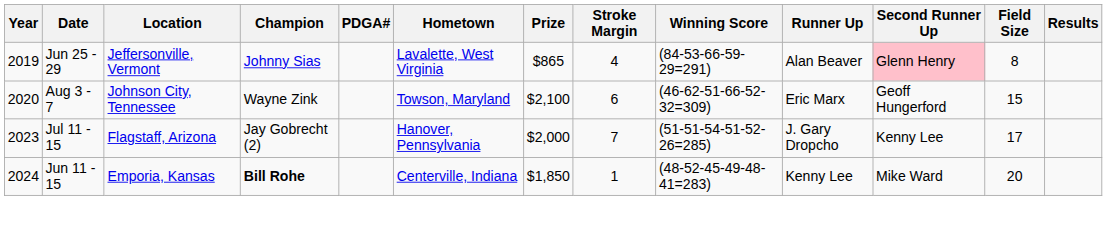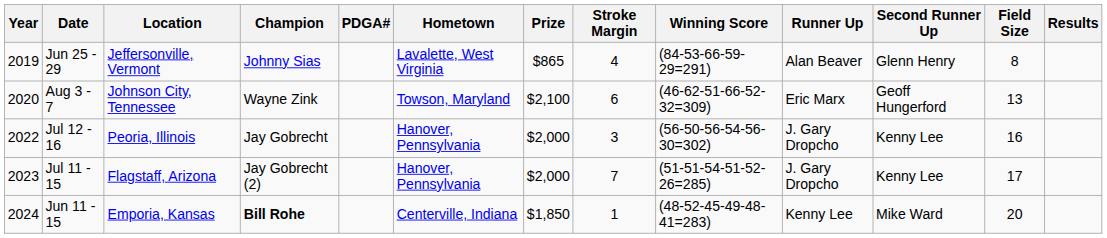(916, 61) pink background -> (916, 61) no background
(1015, 99) 15 -> (1015, 99) 13
+ row: (69, 138)
